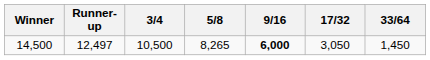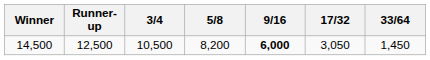(95, 45) 12,497 -> (95, 45) 12,500
(215, 45) 8,265 -> (215, 45) 8,200
